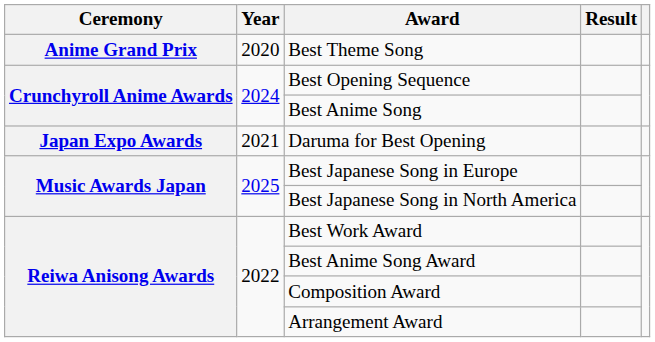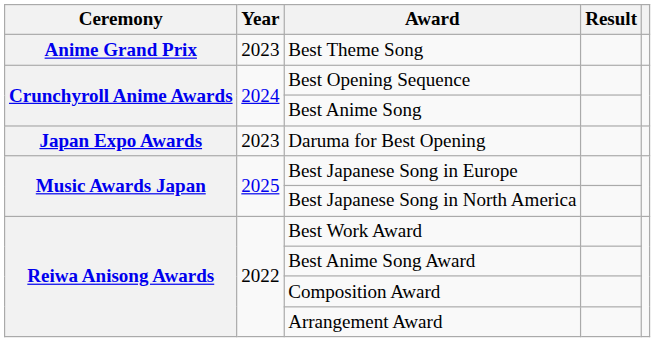(260, 49) 2020 -> (260, 49) 2023
(260, 140) 2021 -> (260, 140) 2023
